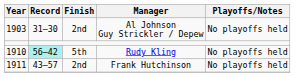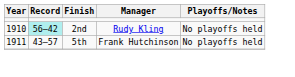- row: (16, 29)
(79, 52) 5th -> (79, 29) 2nd
(79, 65) 2nd -> (79, 42) 5th
